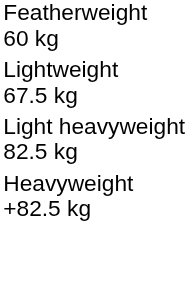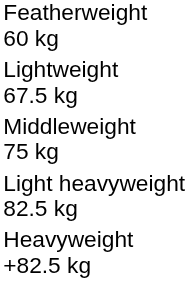+ row: (70, 139)
